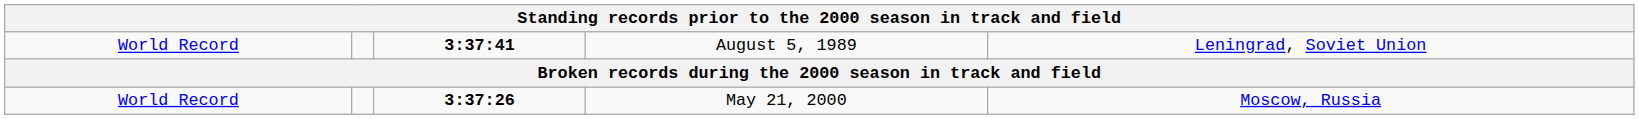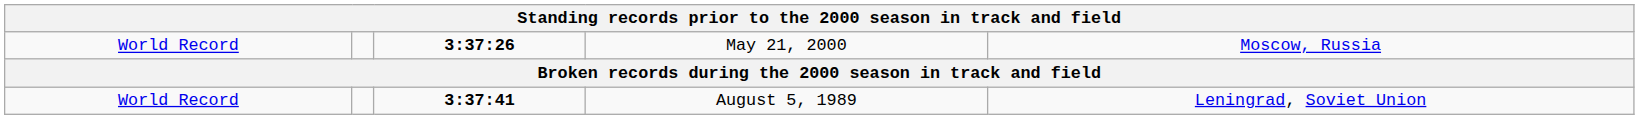rows swapped: (786, 46) <-> (786, 100)
